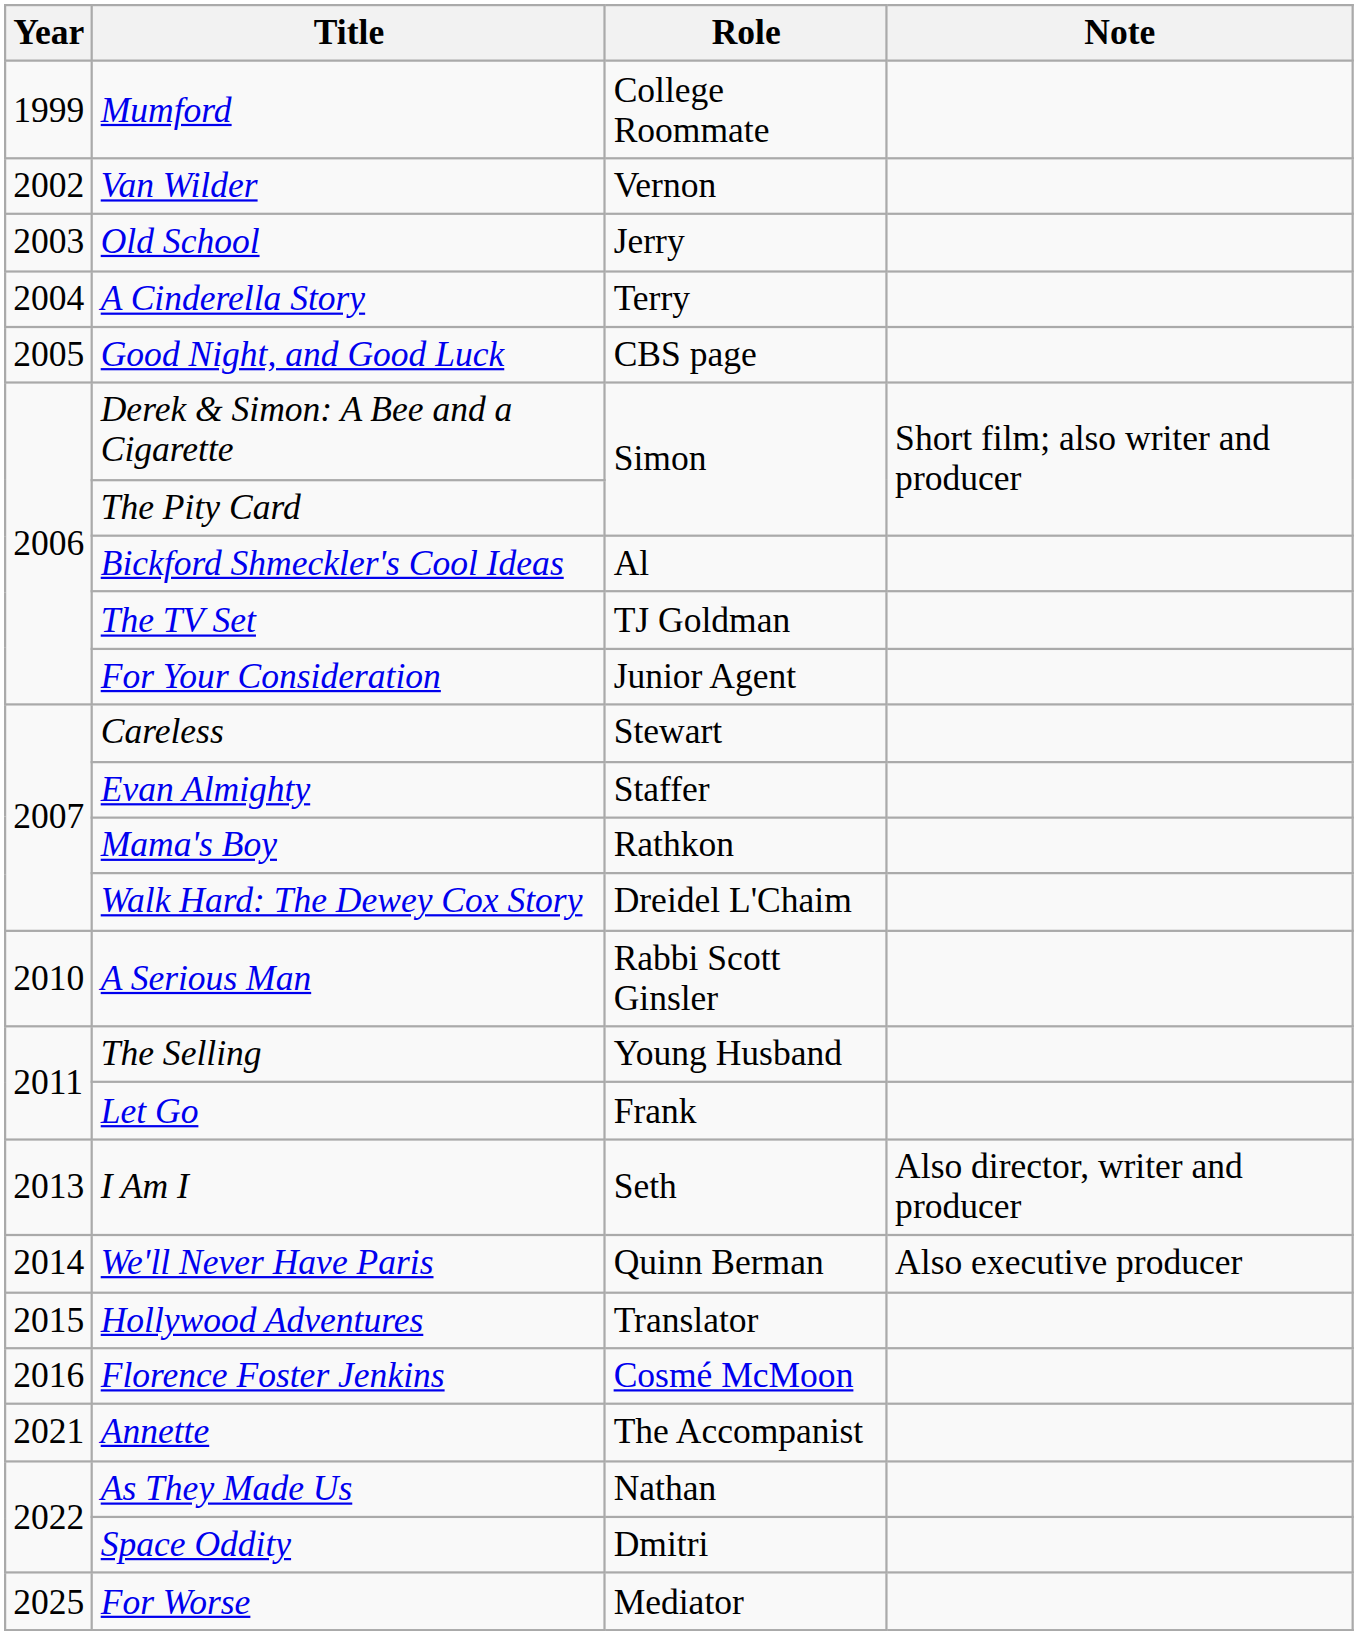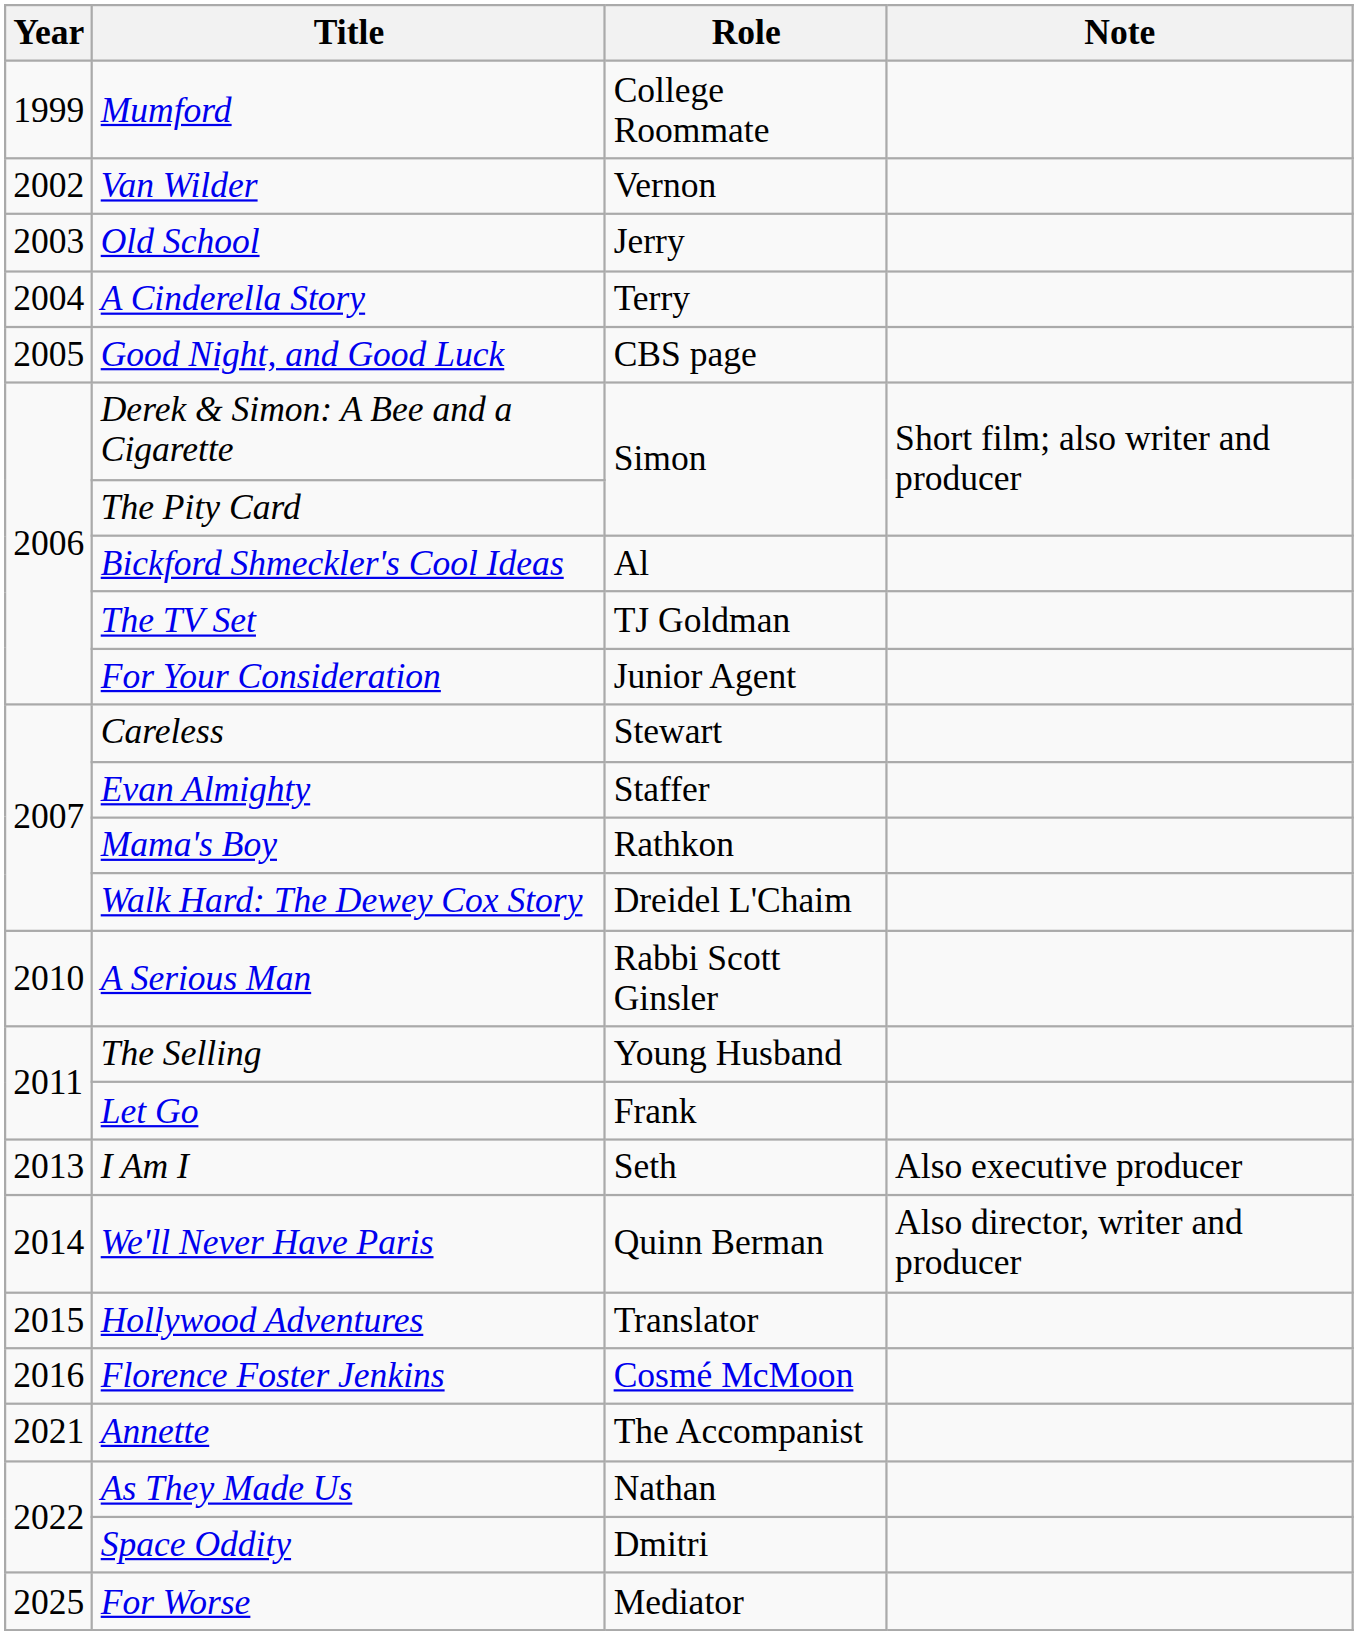(1069, 1186) Also director, writer and producer -> (1069, 1166) Also executive producer
(1069, 1262) Also executive producer -> (1069, 1242) Also director, writer and producer
